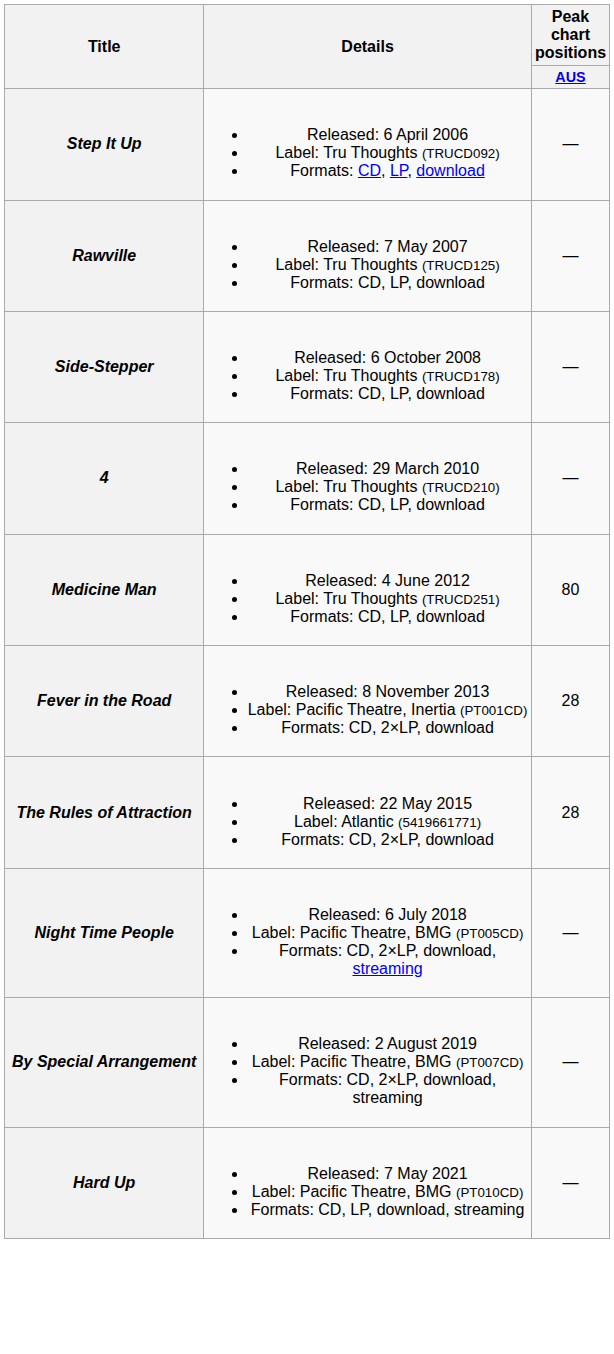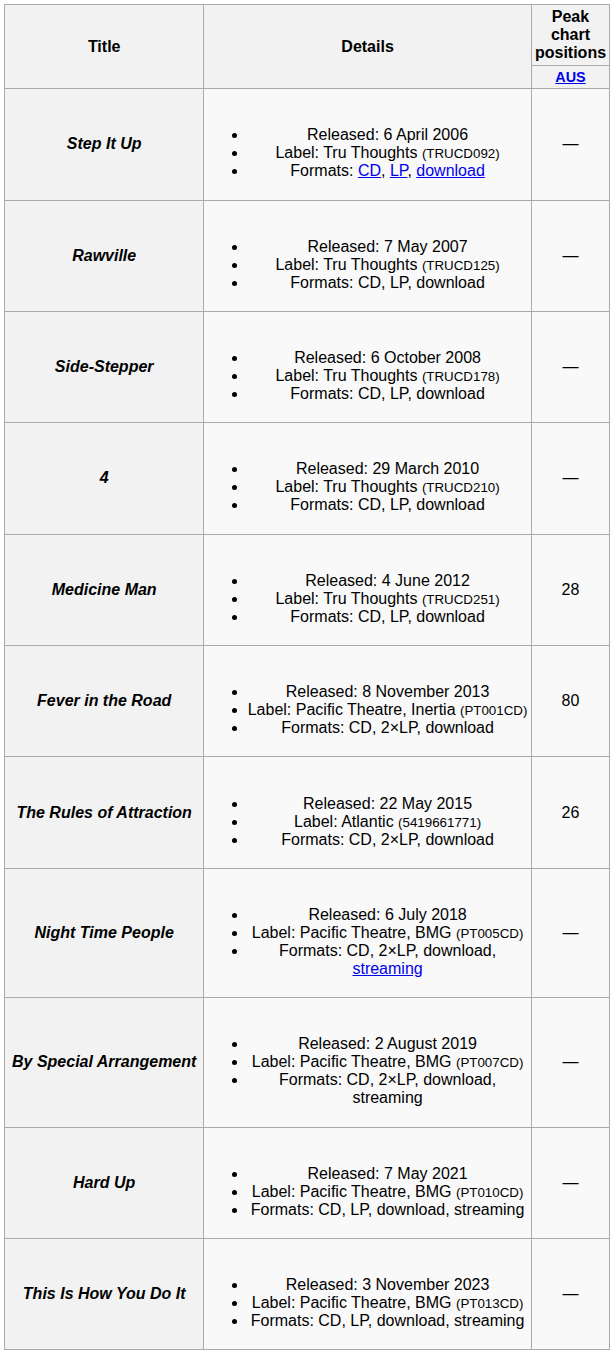(570, 589) 80 -> (570, 589) 28
(570, 701) 28 -> (570, 701) 80
(570, 812) 28 -> (570, 812) 26
+ row: (104, 1294)
